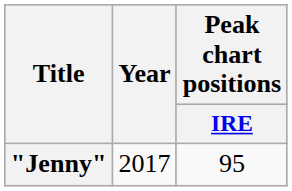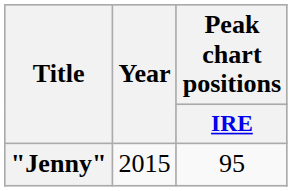(145, 163) 2017 -> (145, 163) 2015
